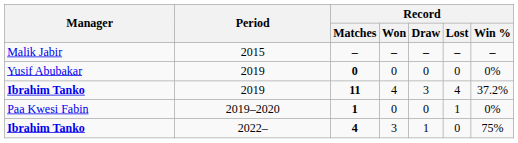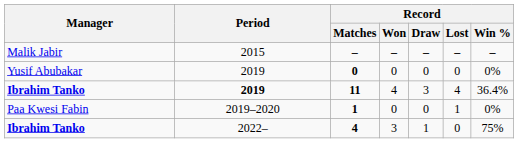(253, 90) normal -> (253, 90) bold
(492, 90) 37.2% -> (492, 90) 36.4%
